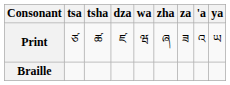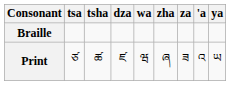rows swapped: (34, 42) <-> (34, 71)
